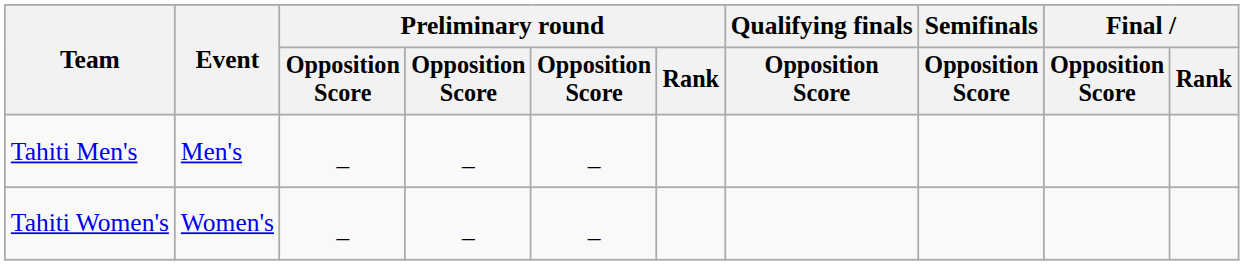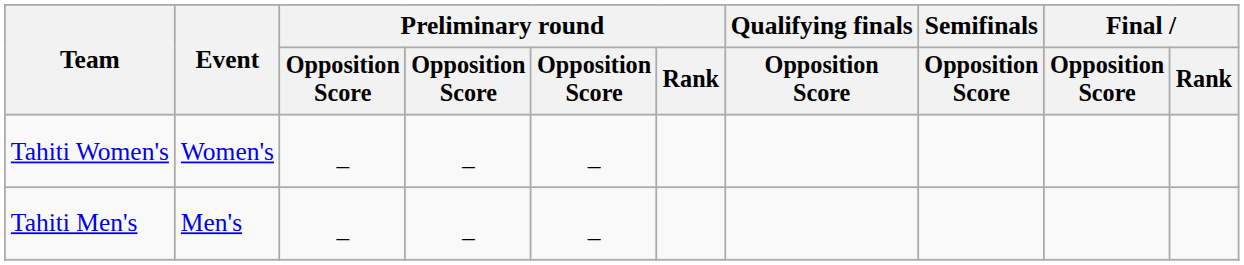rows swapped: (74, 151) <-> (90, 223)
